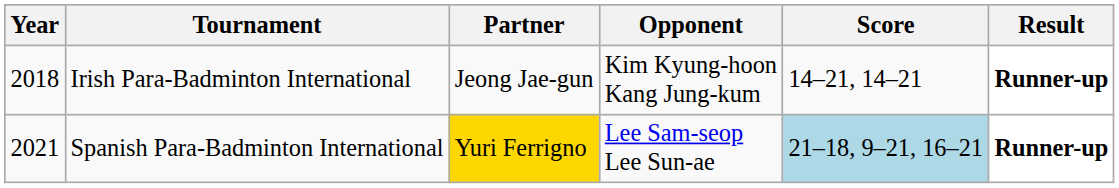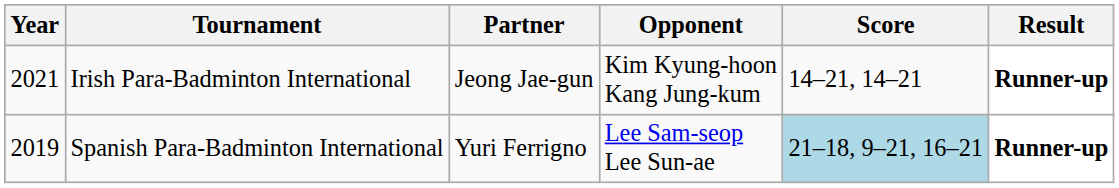(35, 79) 2018 -> (35, 79) 2021
(35, 148) 2021 -> (35, 148) 2019
(521, 148) gold background -> (521, 148) no background
